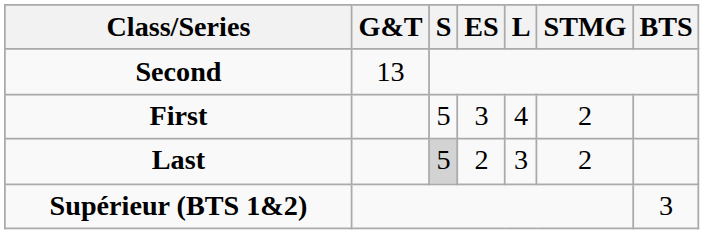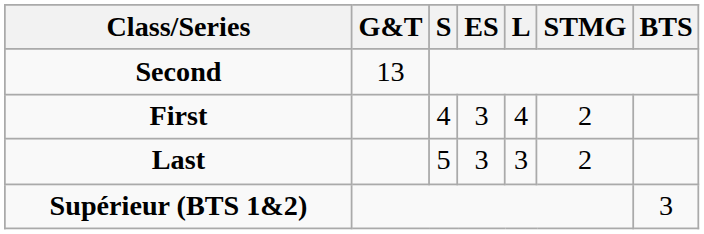(443, 116) 5 -> (443, 116) 4
(443, 160) lightgrey background -> (443, 160) no background
(482, 160) 2 -> (482, 160) 3
